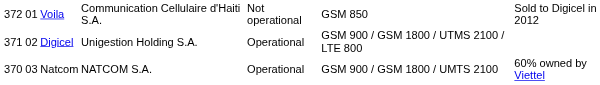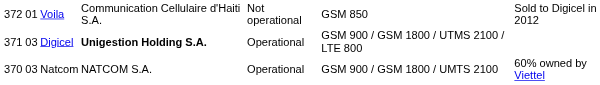(31, 42) 02 -> (31, 42) 03
(139, 42) normal -> (144, 42) bold
